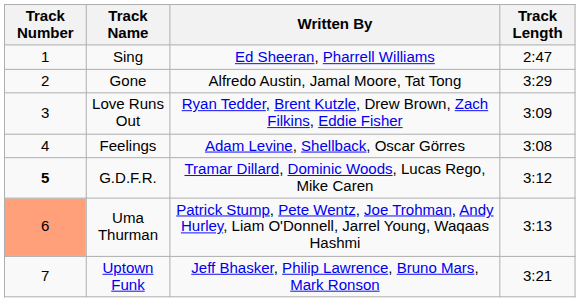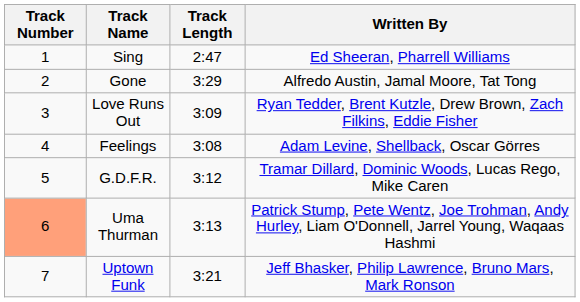columns swapped: (538, 24) <-> (335, 24)
(45, 177) bold -> (45, 177) normal
